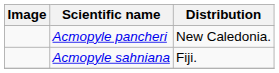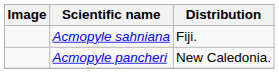rows swapped: (110, 36) <-> (111, 57)
